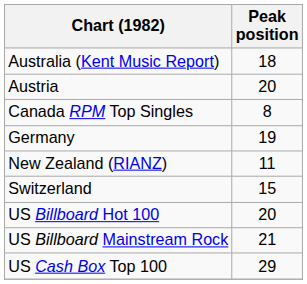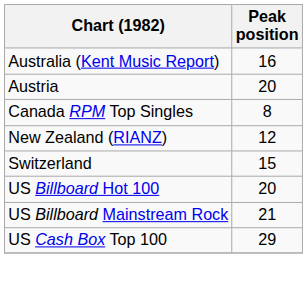(267, 61) 18 -> (267, 61) 16
- row: (41, 138)
(267, 163) 11 -> (267, 138) 12
